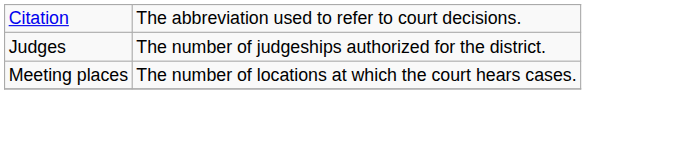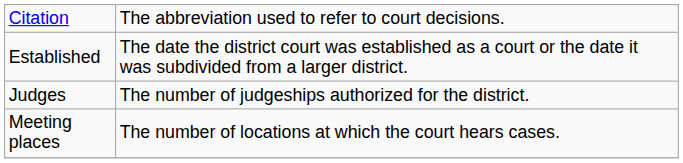+ row: (55, 56)
